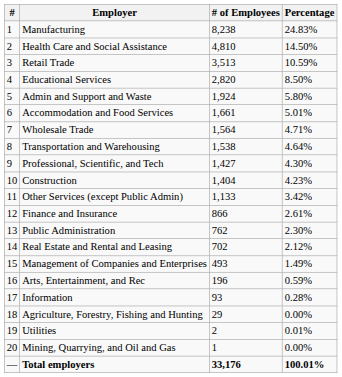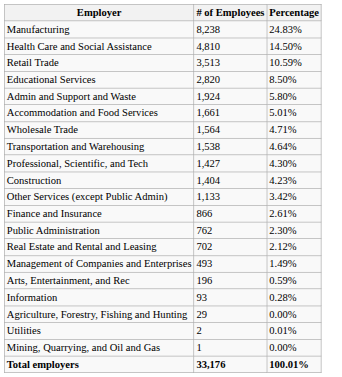- column: (12, 12)
